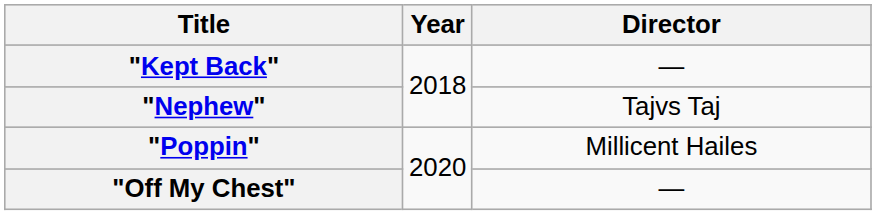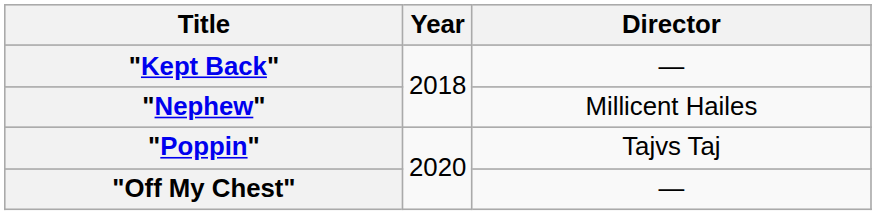(671, 106) Tajvs Taj -> (671, 106) Millicent Hailes
(671, 147) Millicent Hailes -> (671, 147) Tajvs Taj
